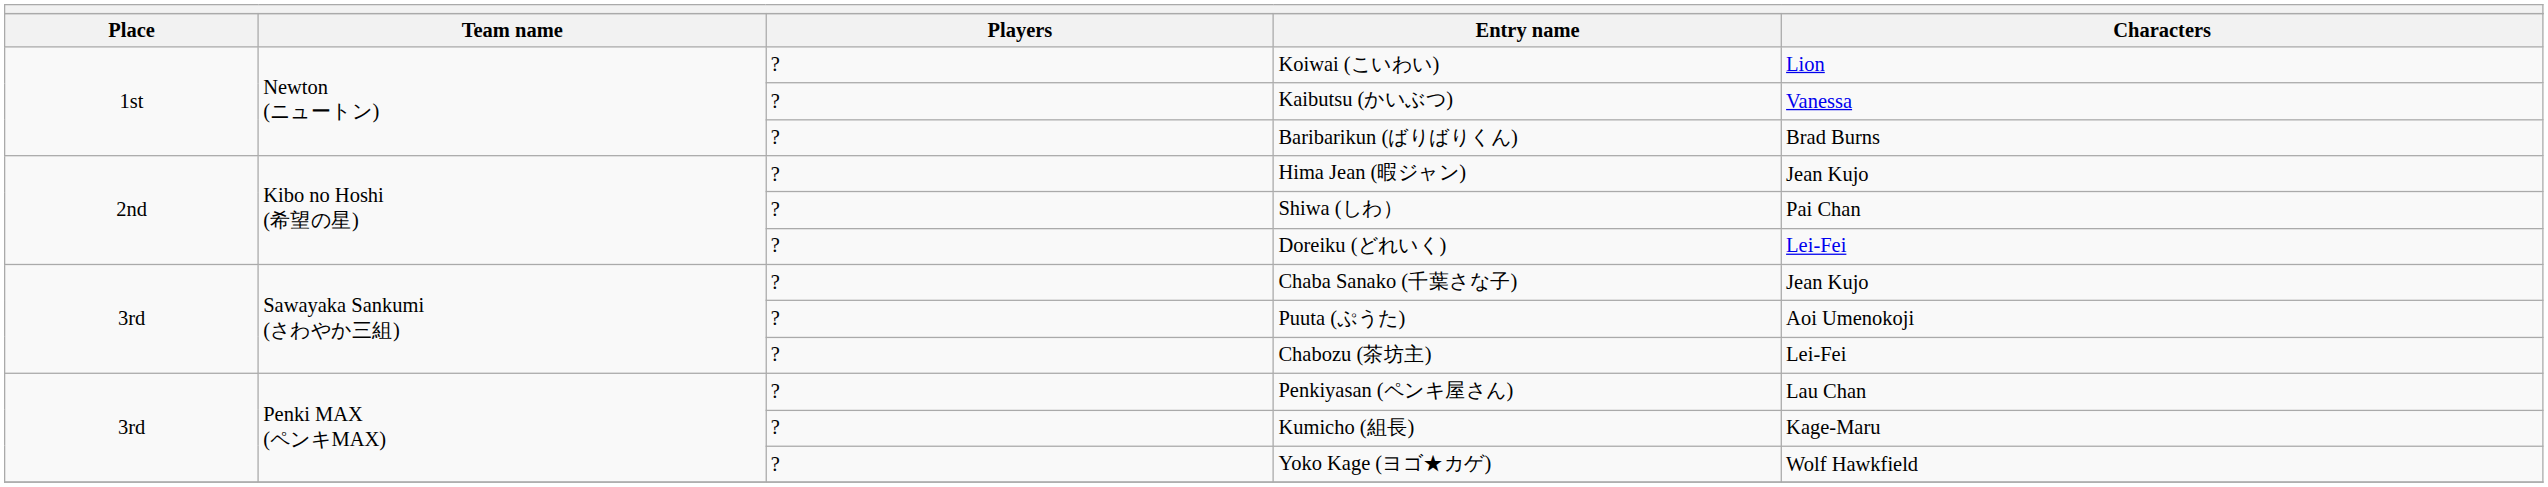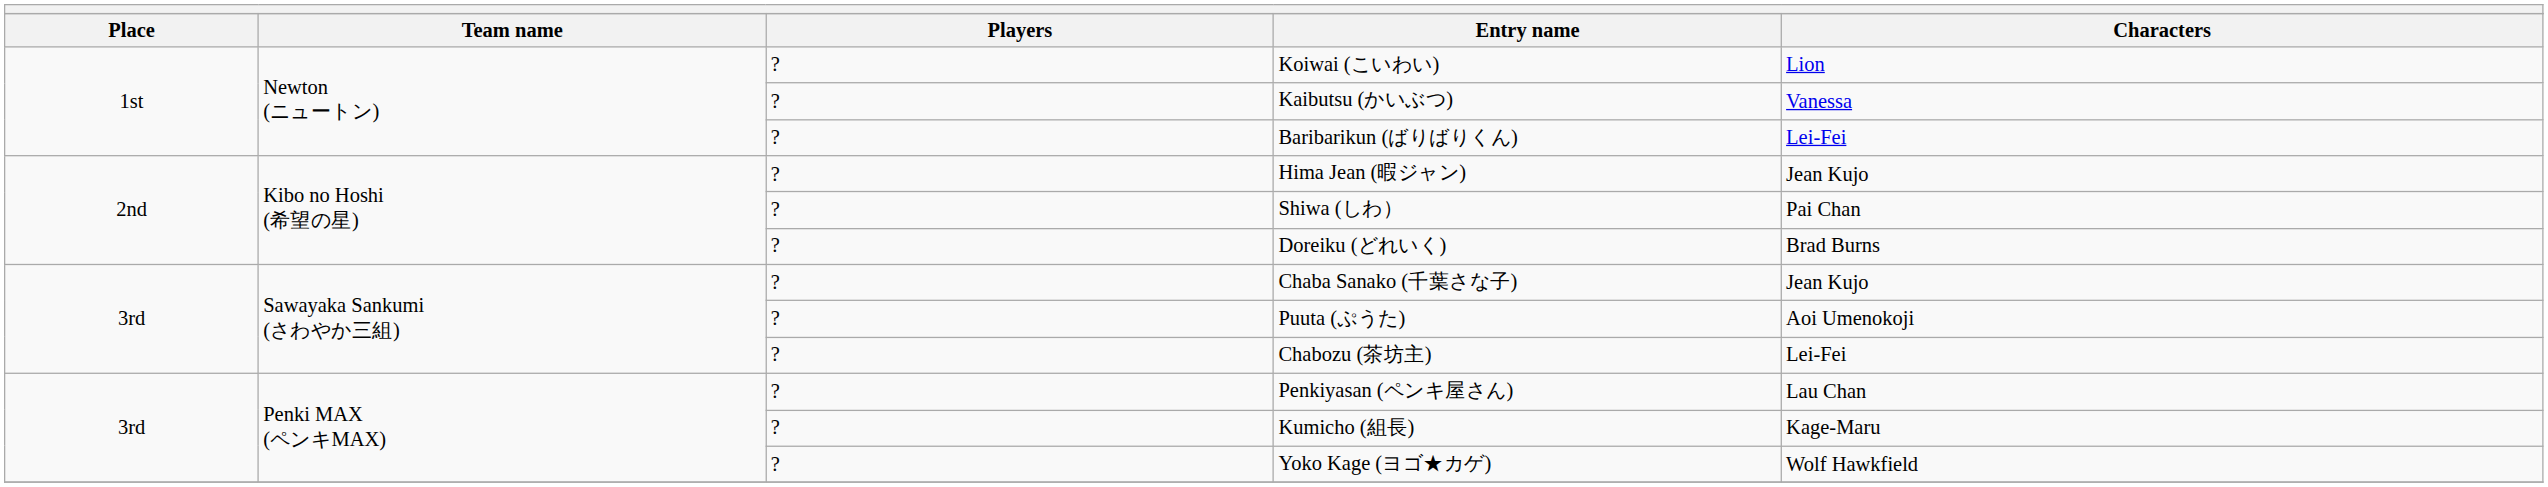(1833, 137) Brad Burns -> (1816, 137) Lei-Fei
(1816, 246) Lei-Fei -> (1833, 246) Brad Burns
